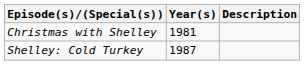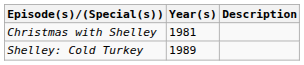(183, 51) 1987 -> (183, 51) 1989
